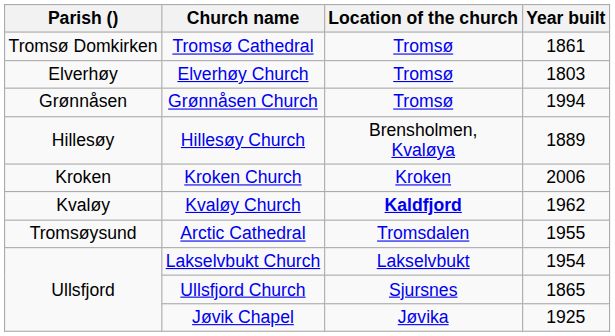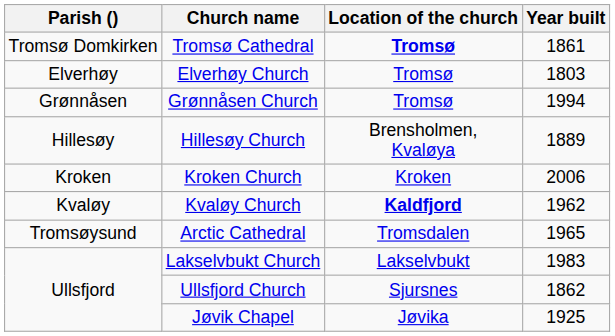(423, 46) normal -> (423, 46) bold
(566, 233) 1955 -> (566, 233) 1965
(566, 261) 1954 -> (566, 261) 1983
(566, 289) 1865 -> (566, 289) 1862
